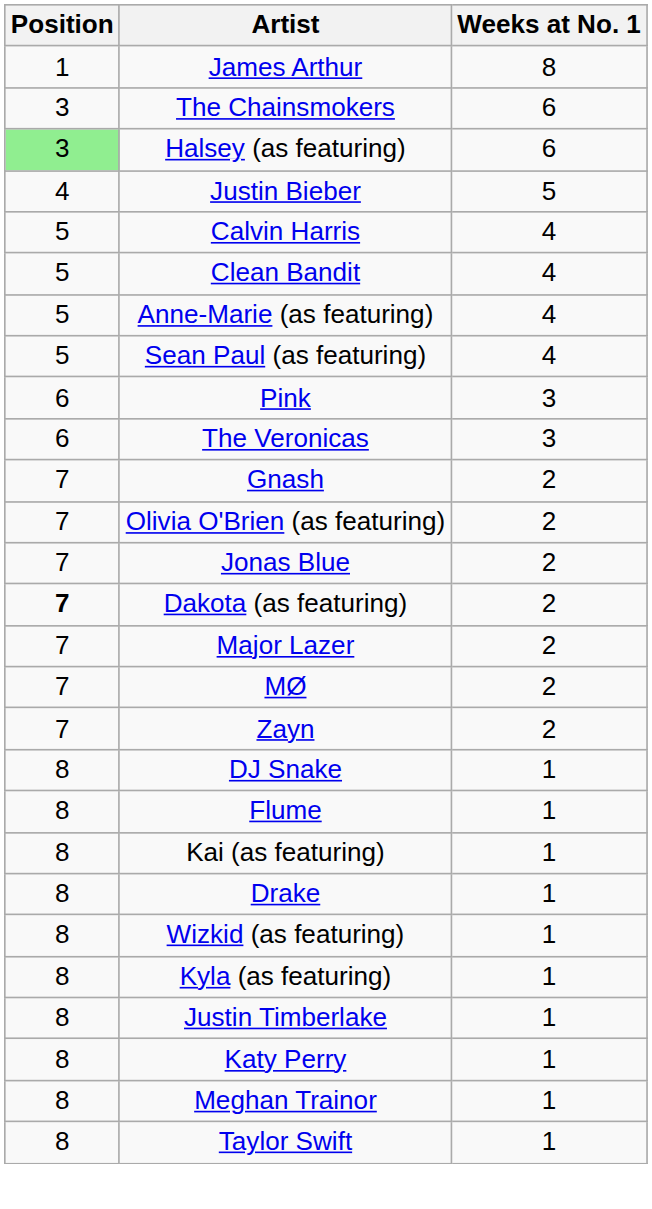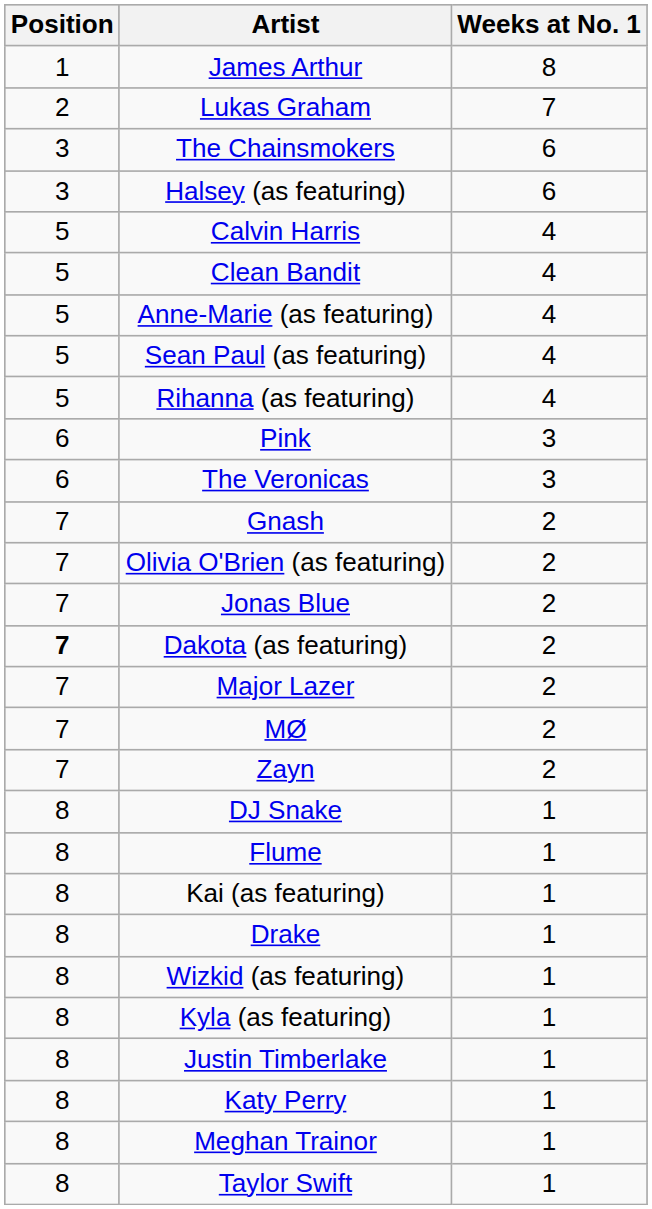+ row: (285, 107)
(62, 149) lightgreen background -> (62, 190) no background
- row: (285, 190)
+ row: (285, 397)
